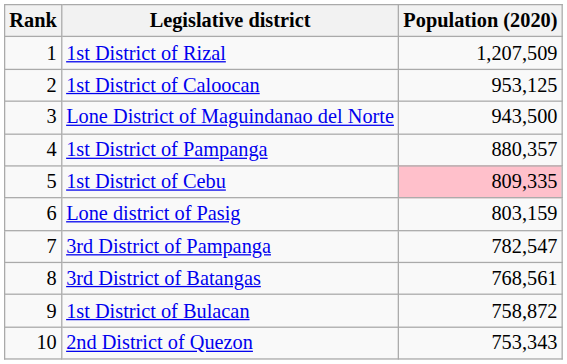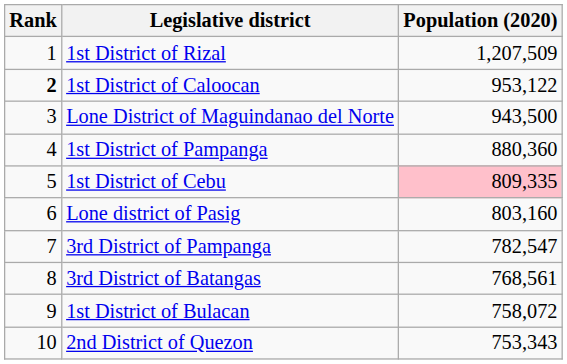(52, 85) normal -> (52, 85) bold
(524, 85) 953,125 -> (524, 85) 953,122
(524, 149) 880,357 -> (524, 149) 880,360
(524, 213) 803,159 -> (524, 213) 803,160
(524, 310) 758,872 -> (524, 310) 758,072
